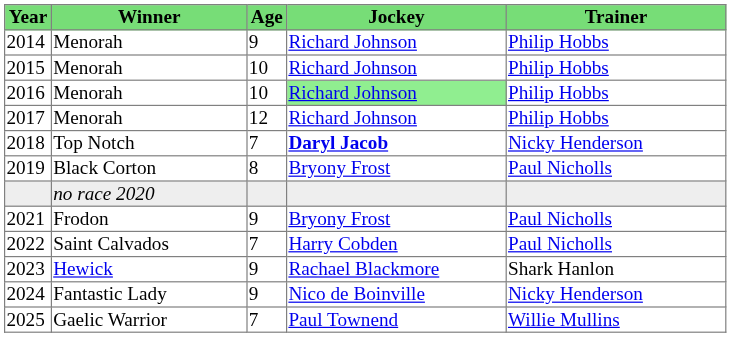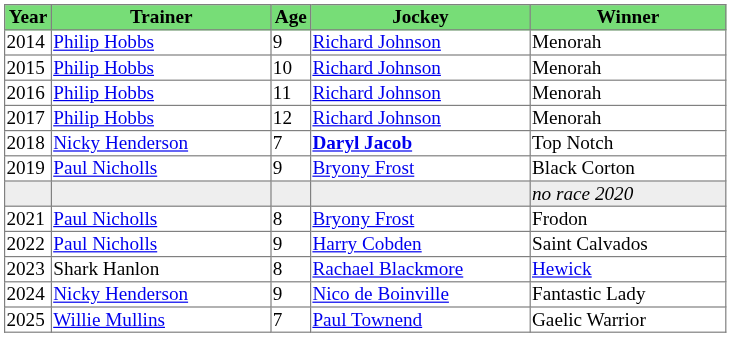columns swapped: (149, 17) <-> (616, 17)
(258, 92) 10 -> (282, 92) 11
(353, 92) lightgreen background -> (377, 92) no background
(254, 168) 8 -> (278, 168) 9
(254, 218) 9 -> (278, 218) 8
(254, 243) 7 -> (278, 243) 9
(254, 269) 9 -> (278, 269) 8
